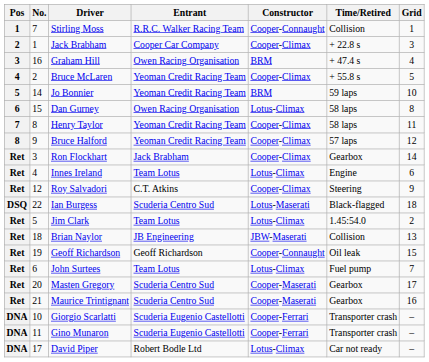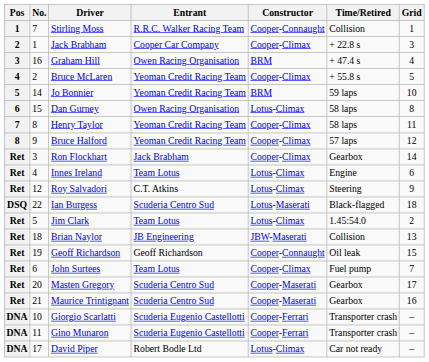(281, 189) Cooper-Climax -> (277, 189) Lotus-Climax
(277, 269) Lotus-Climax -> (281, 269) Cooper-Climax
